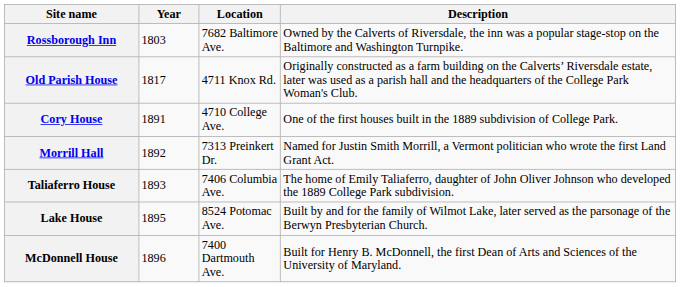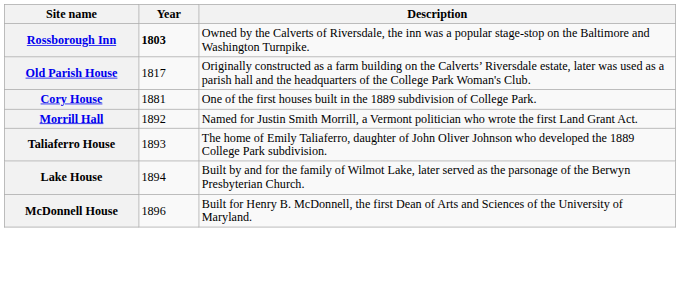- column: (240, 14)
(154, 40) normal -> (154, 40) bold
(154, 119) 1891 -> (154, 99) 1881
(154, 218) 1895 -> (154, 177) 1894
